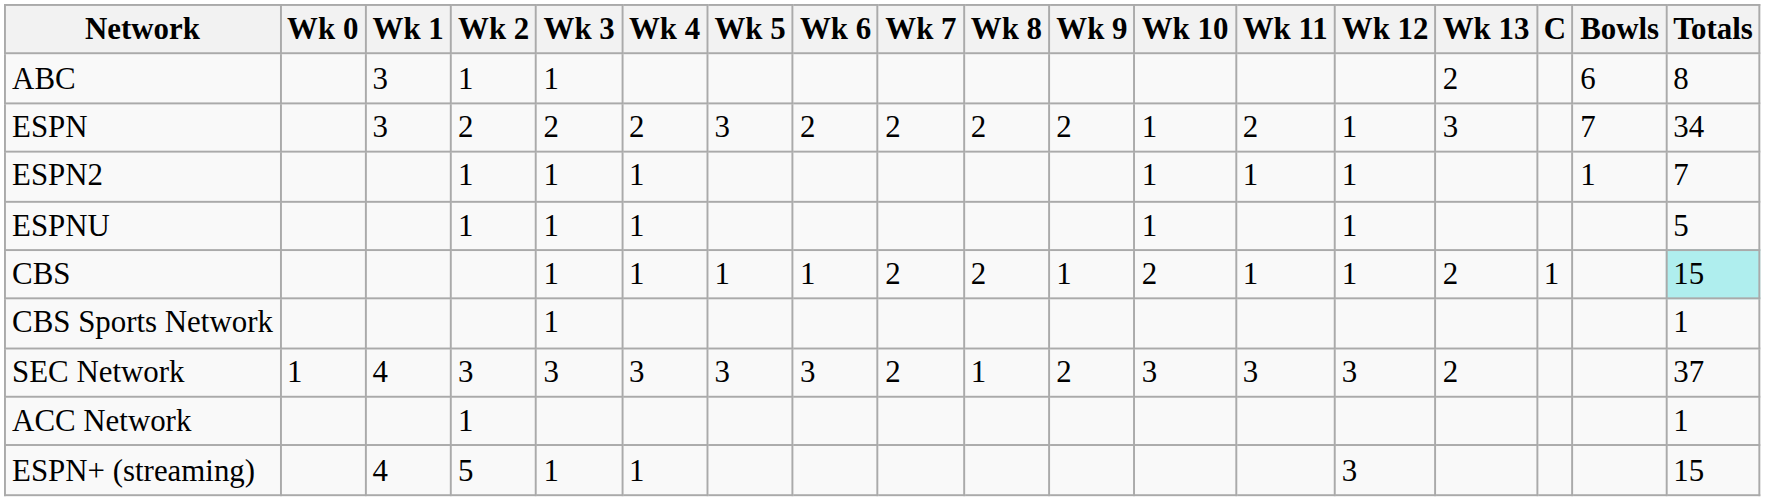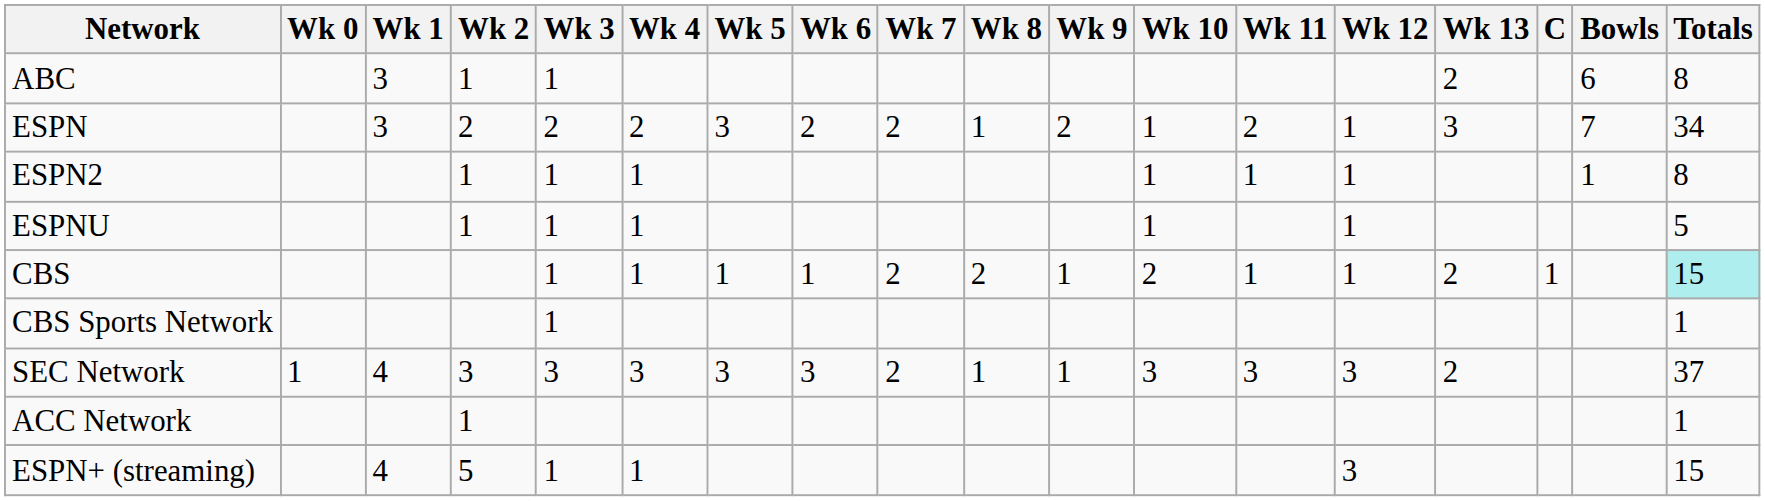(979, 126) 2 -> (979, 126) 1
(1681, 175) 7 -> (1681, 175) 8
(1064, 371) 2 -> (1064, 371) 1
